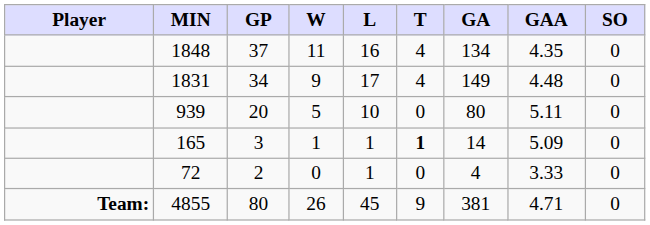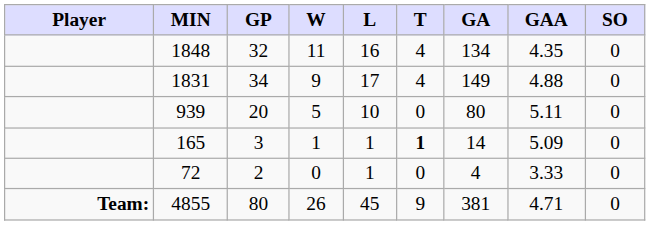(258, 50) 37 -> (258, 50) 32
(546, 81) 4.48 -> (546, 81) 4.88
